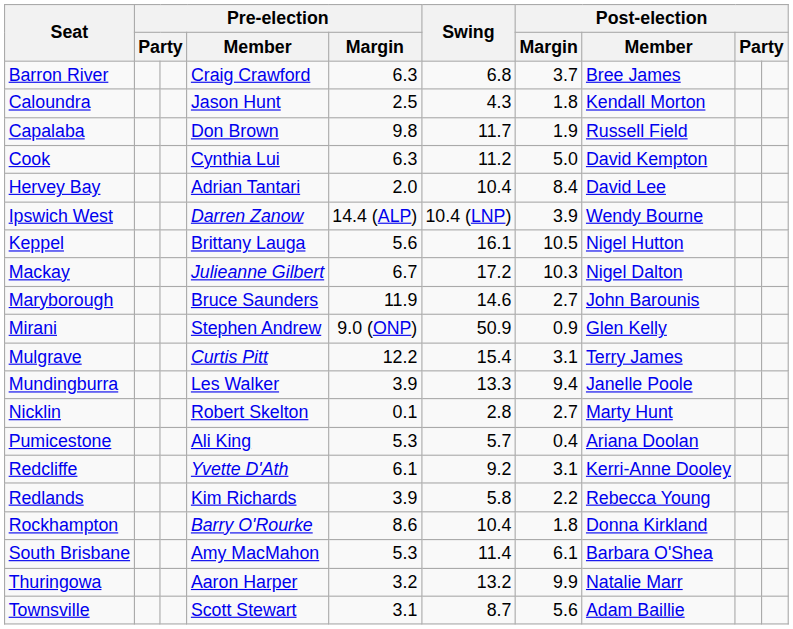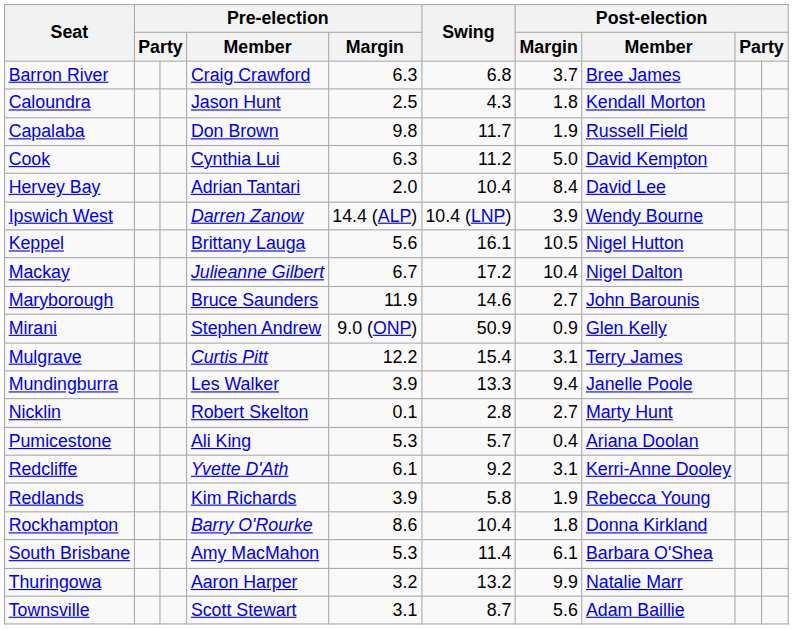(560, 272) 10.3 -> (560, 272) 10.4
(565, 497) 2.2 -> (565, 497) 1.9
